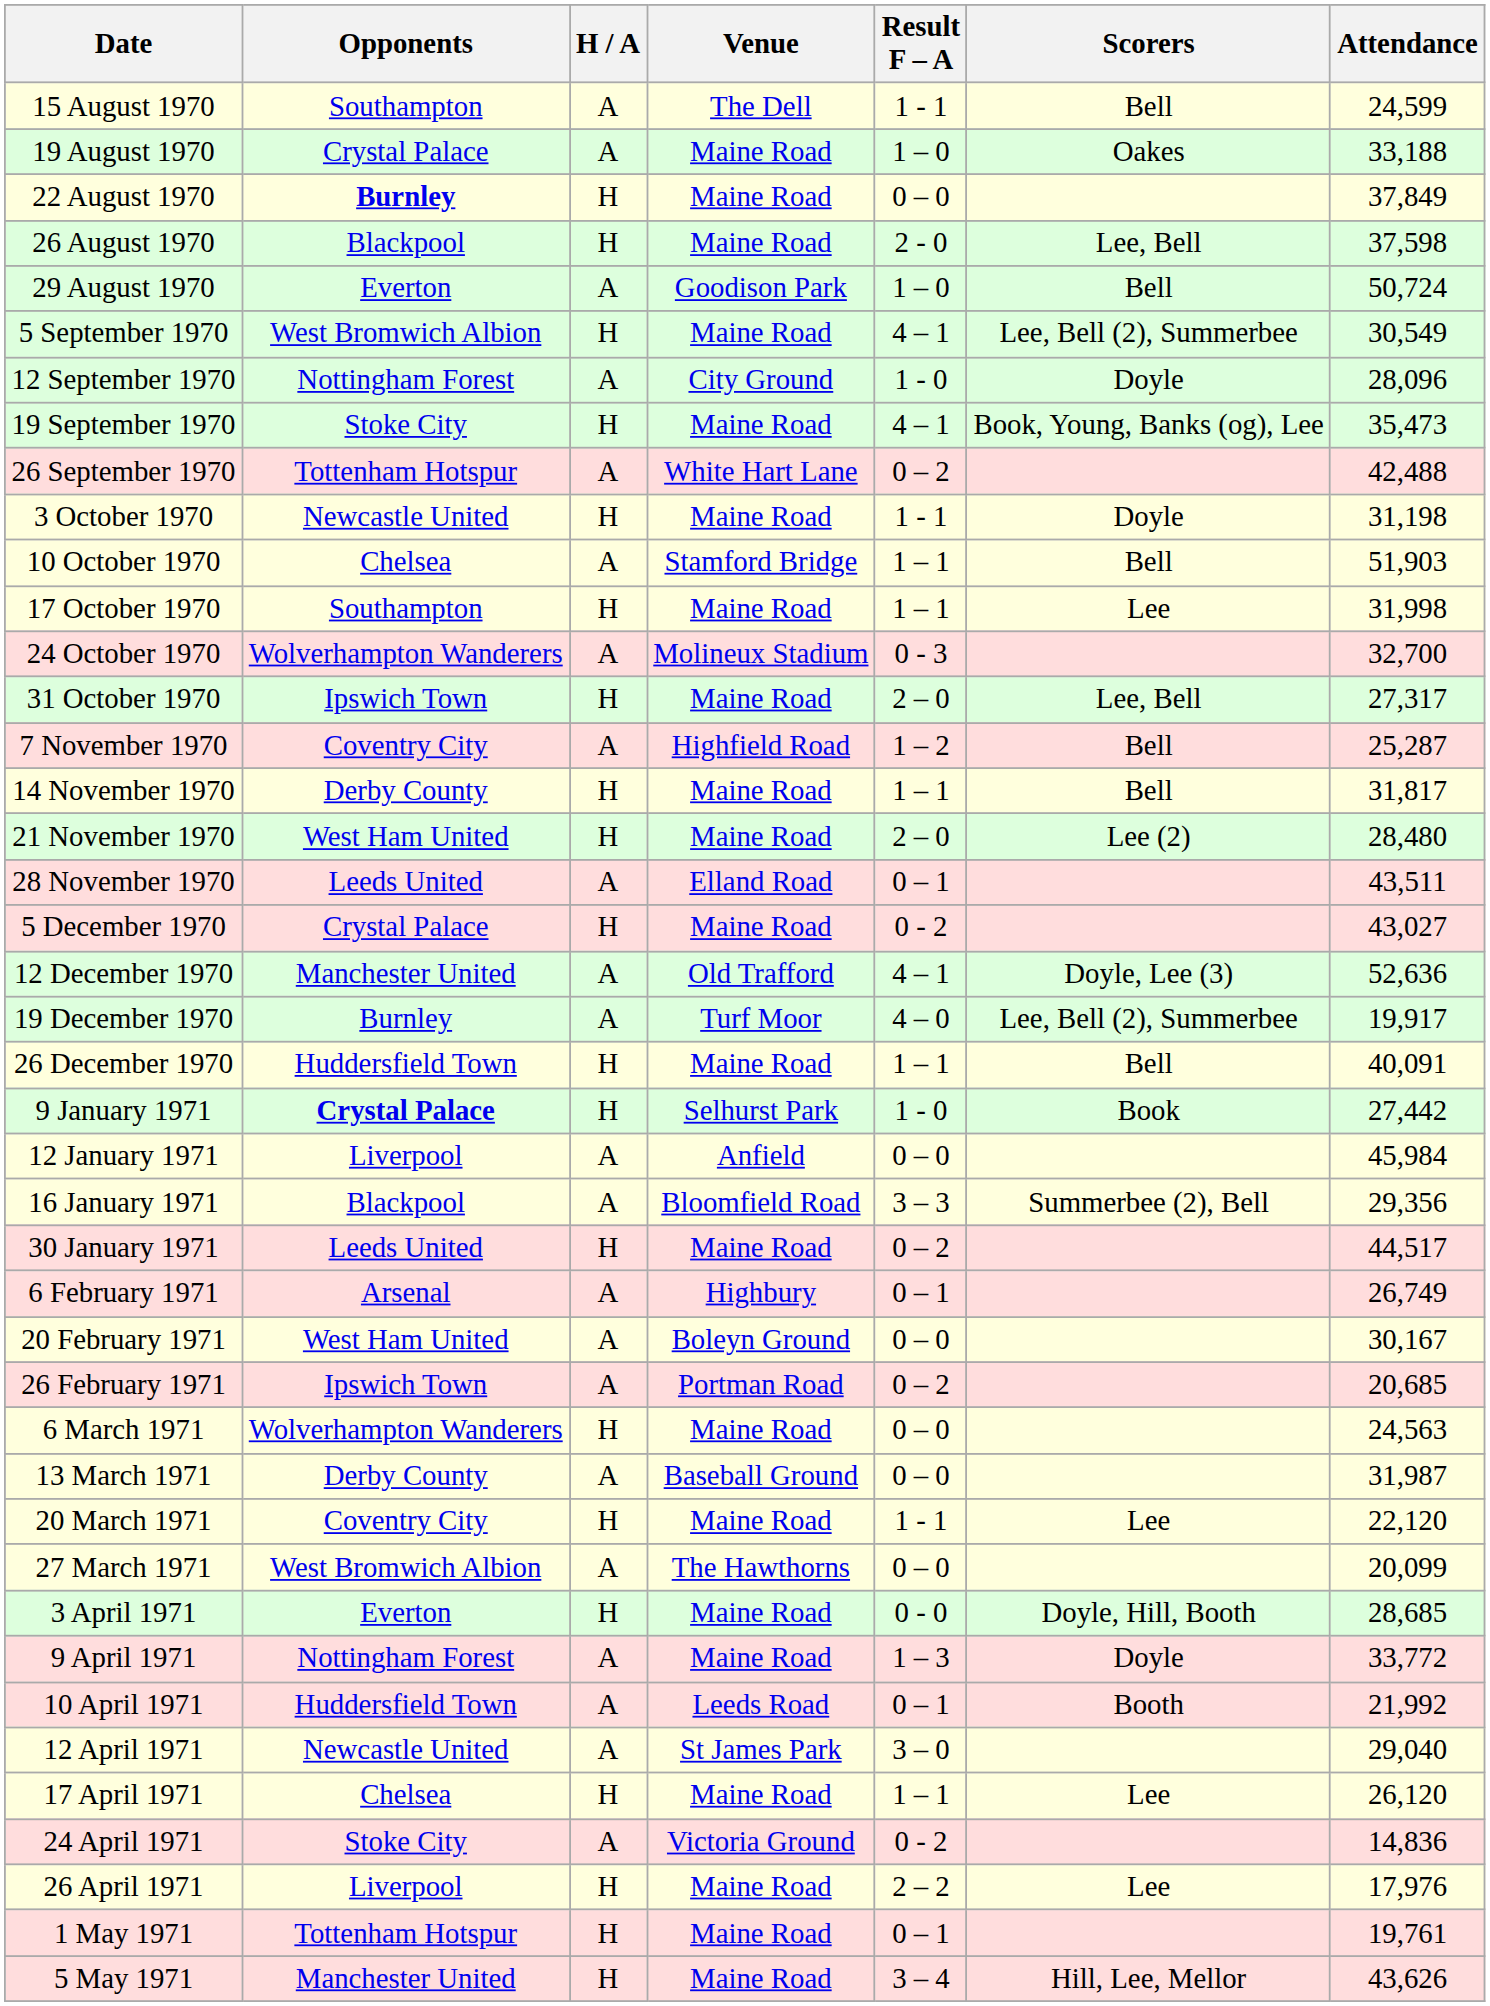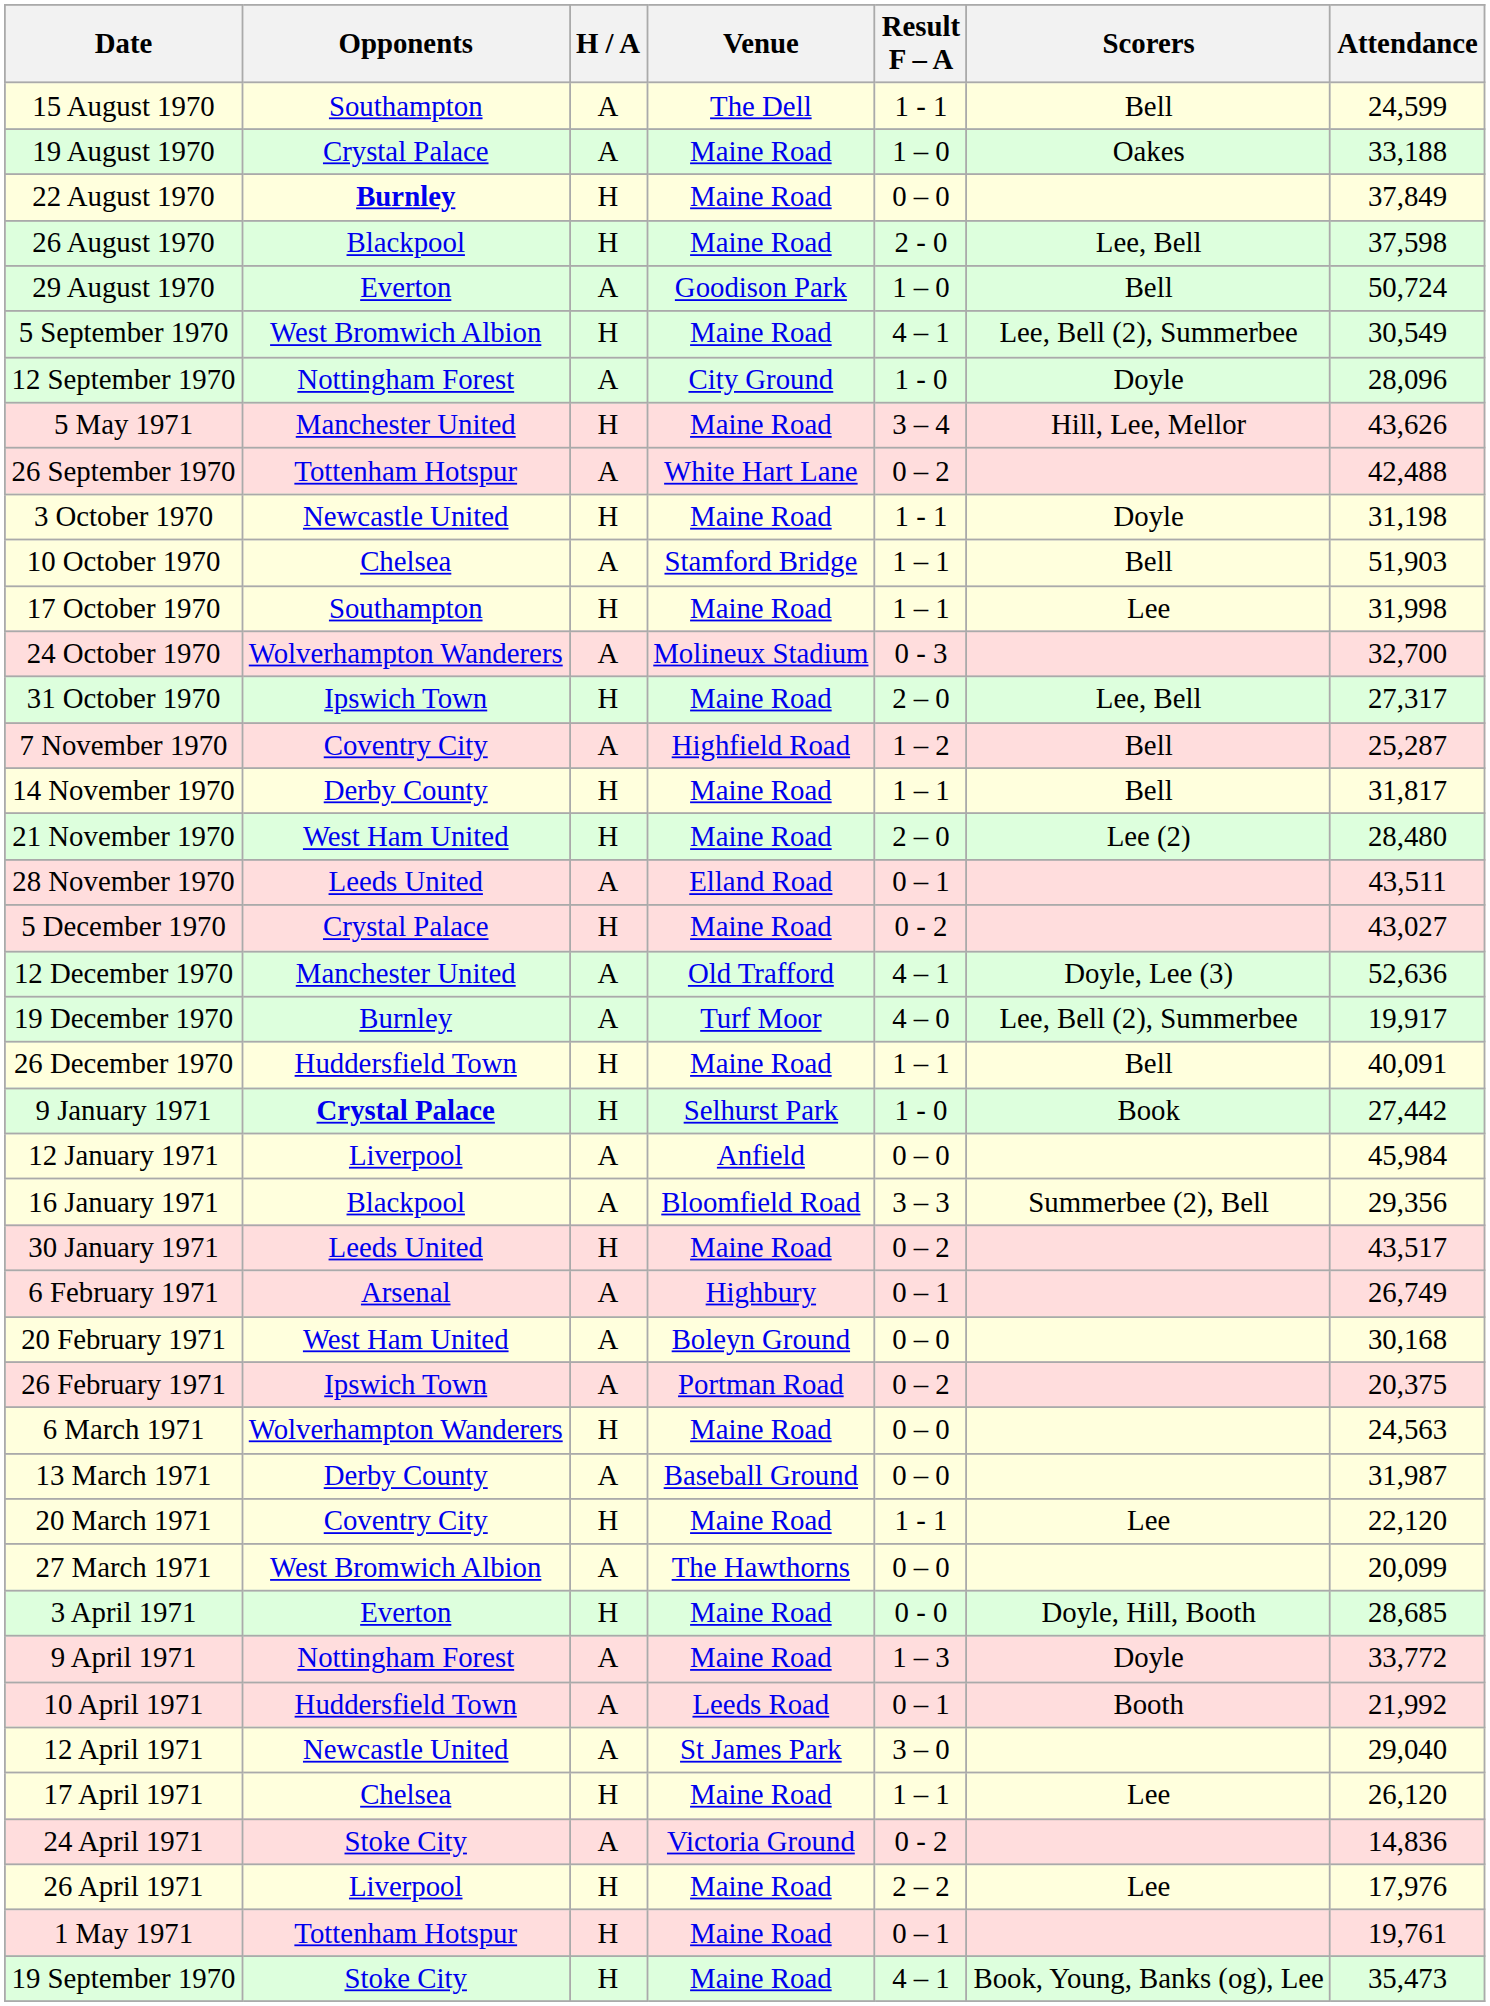rows swapped: (124, 425) <-> (124, 1978)
(1408, 1247) 44,517 -> (1408, 1247) 43,517
(1408, 1338) 30,167 -> (1408, 1338) 30,168
(1408, 1384) 20,685 -> (1408, 1384) 20,375
